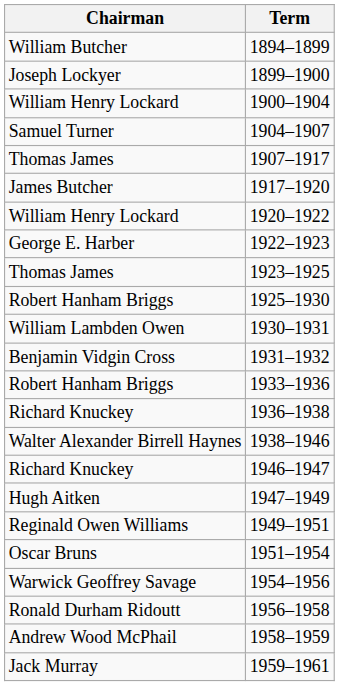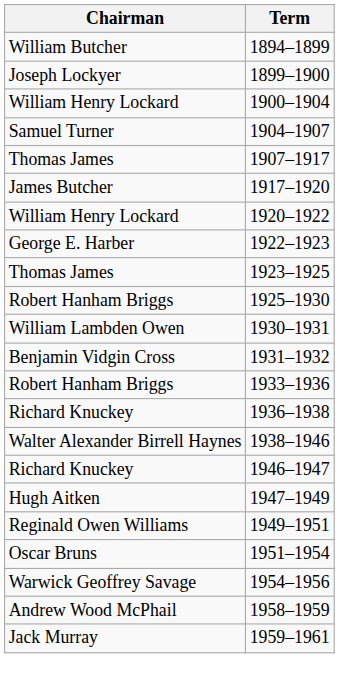- row: (290, 610)
